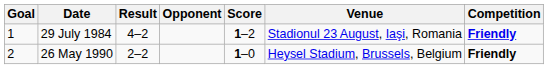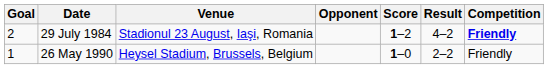columns swapped: (365, 14) <-> (138, 14)
(11, 34) 1 -> (11, 34) 2
(11, 53) 2 -> (11, 53) 1
(492, 53) bold -> (490, 53) normal
